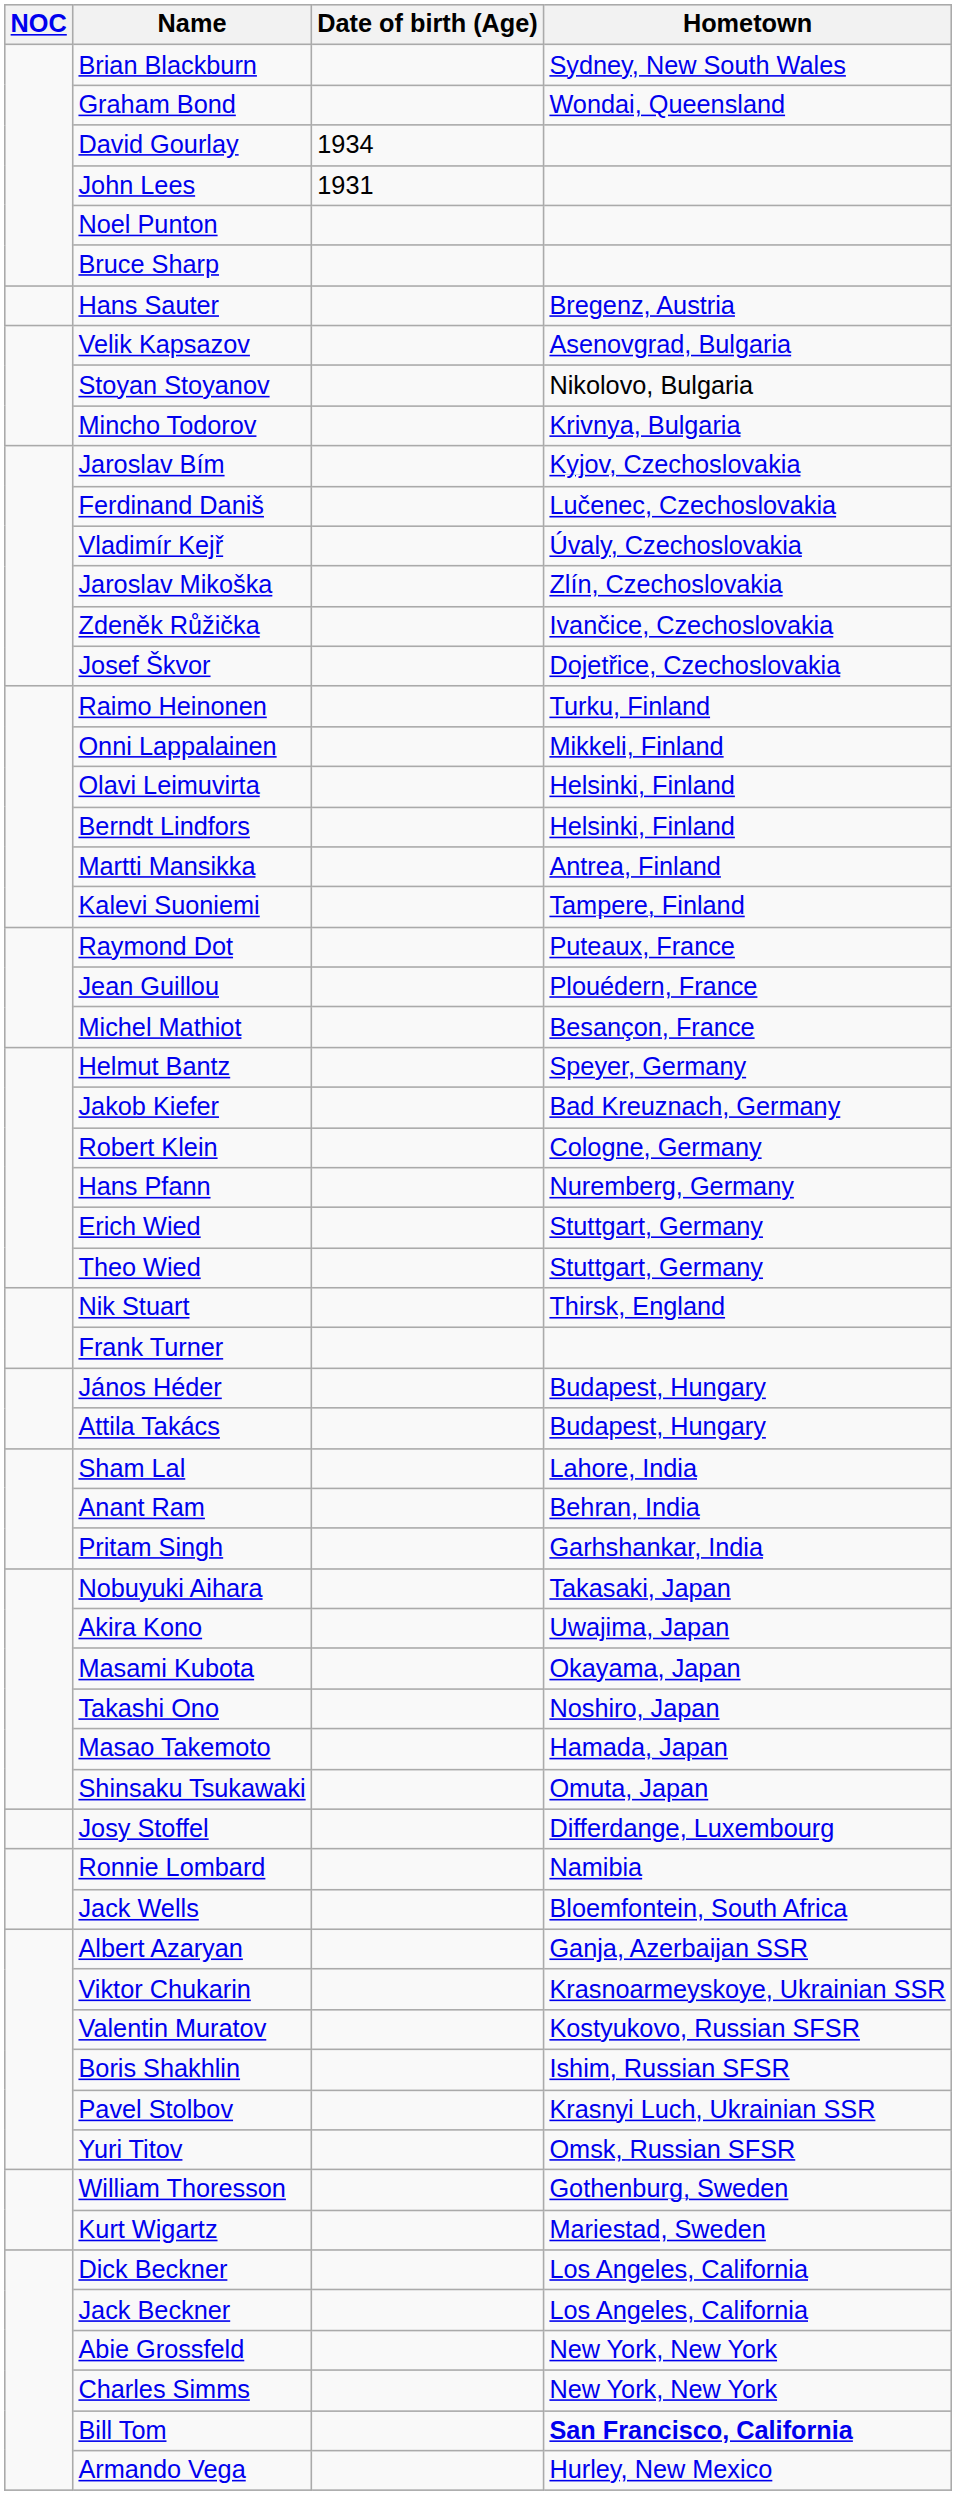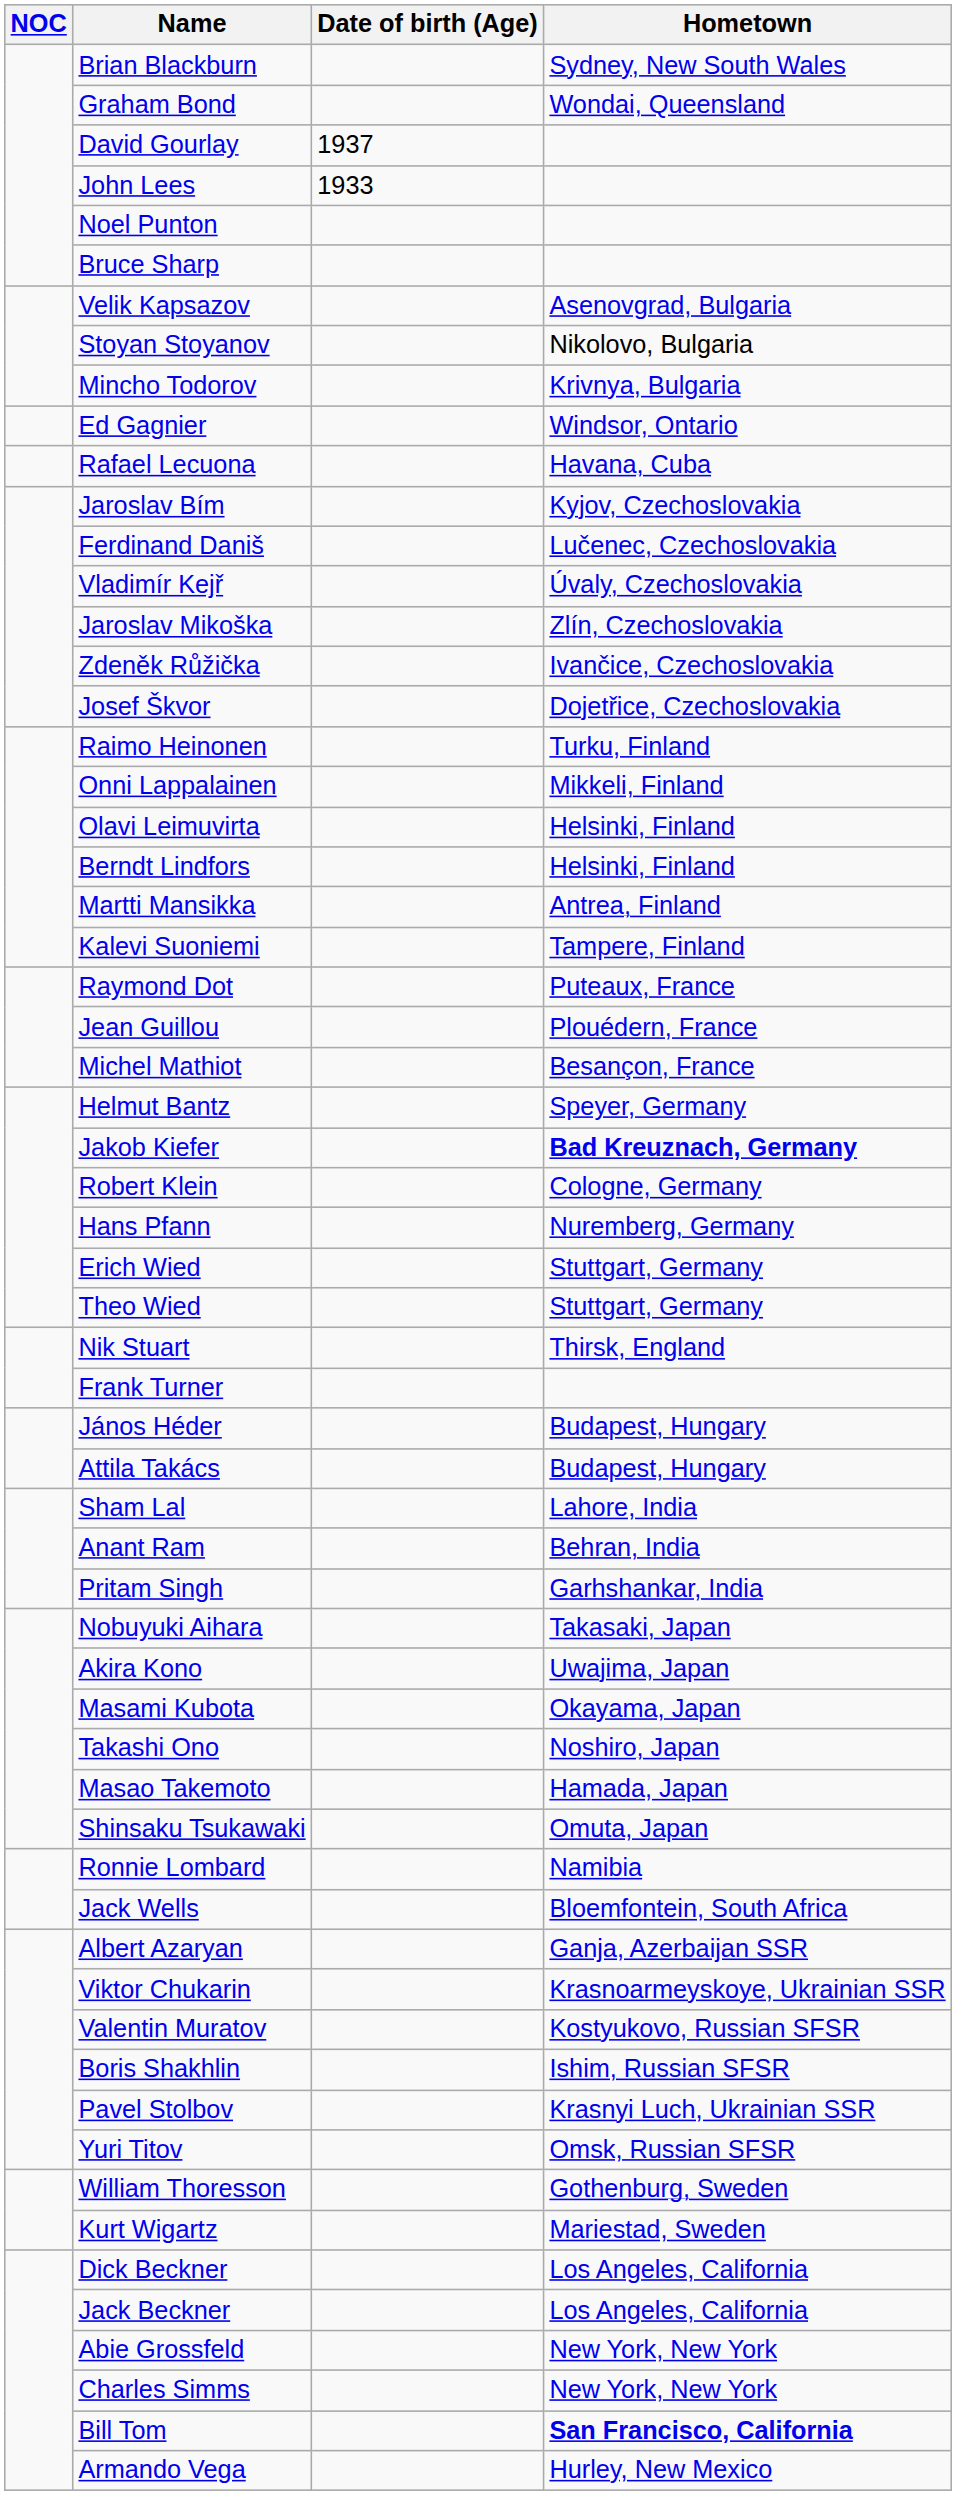(345, 144) 1934 -> (345, 144) 1937
(345, 184) 1931 -> (345, 184) 1933
- row: (149, 305)
+ row: (142, 425)
+ row: (167, 465)
(695, 1107) normal -> (703, 1147) bold
- row: (144, 1828)
